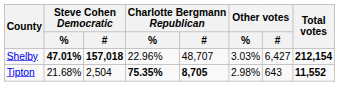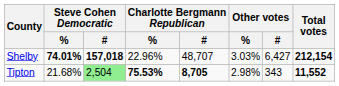(64, 56) 47.01% -> (64, 56) 74.01%
(99, 72) no background -> (99, 72) lightgreen background
(145, 72) 75.35% -> (145, 72) 75.53%
(273, 72) 643 -> (273, 72) 343
